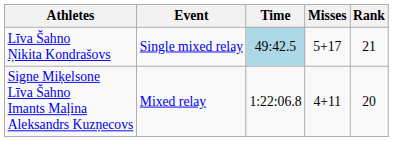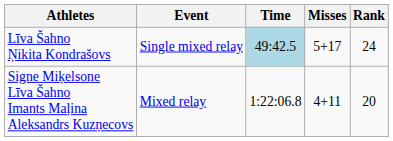(369, 46) 21 -> (369, 46) 24
